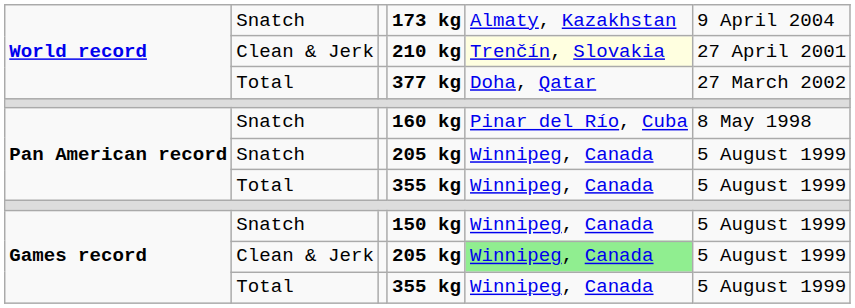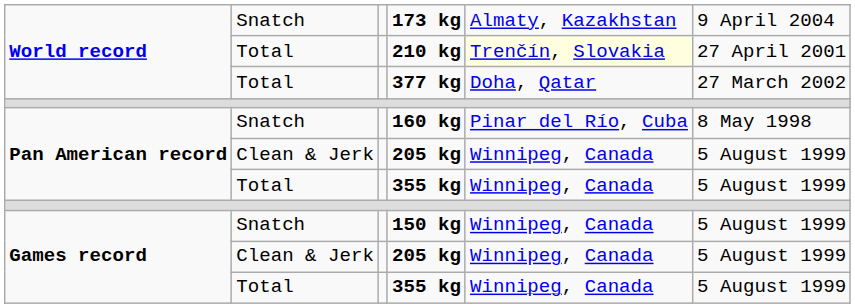(305, 51) Clean & Jerk -> (265, 51) Total
(271, 154) Snatch -> (305, 154) Clean & Jerk
(562, 257) lightgreen background -> (562, 257) no background
